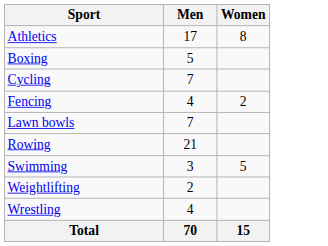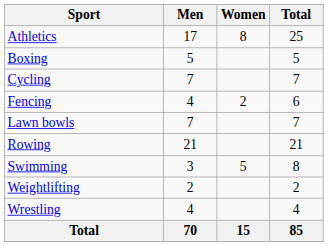+ column: (296, 15)
